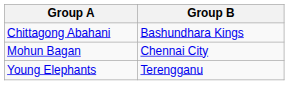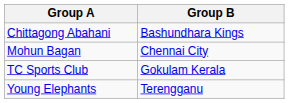+ row: (48, 70)
